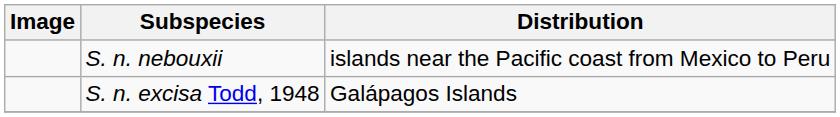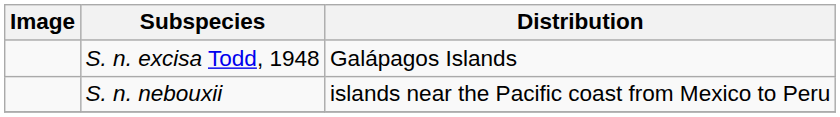rows swapped: (154, 58) <-> (203, 93)
